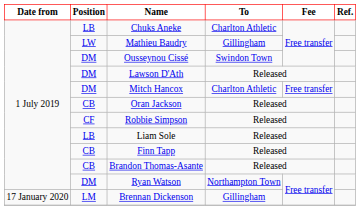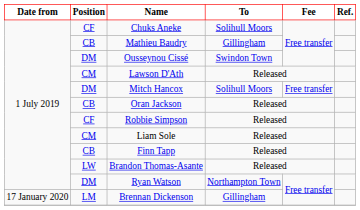(89, 28) LB -> (89, 28) CF
(244, 28) Charlton Athletic -> (244, 28) Solihull Moors
(89, 43) LW -> (89, 43) CB
(89, 74) DM -> (89, 74) CM
(244, 89) Charlton Athletic -> (244, 89) Solihull Moors
(89, 136) LB -> (89, 136) CM
(89, 166) CB -> (89, 166) LW
